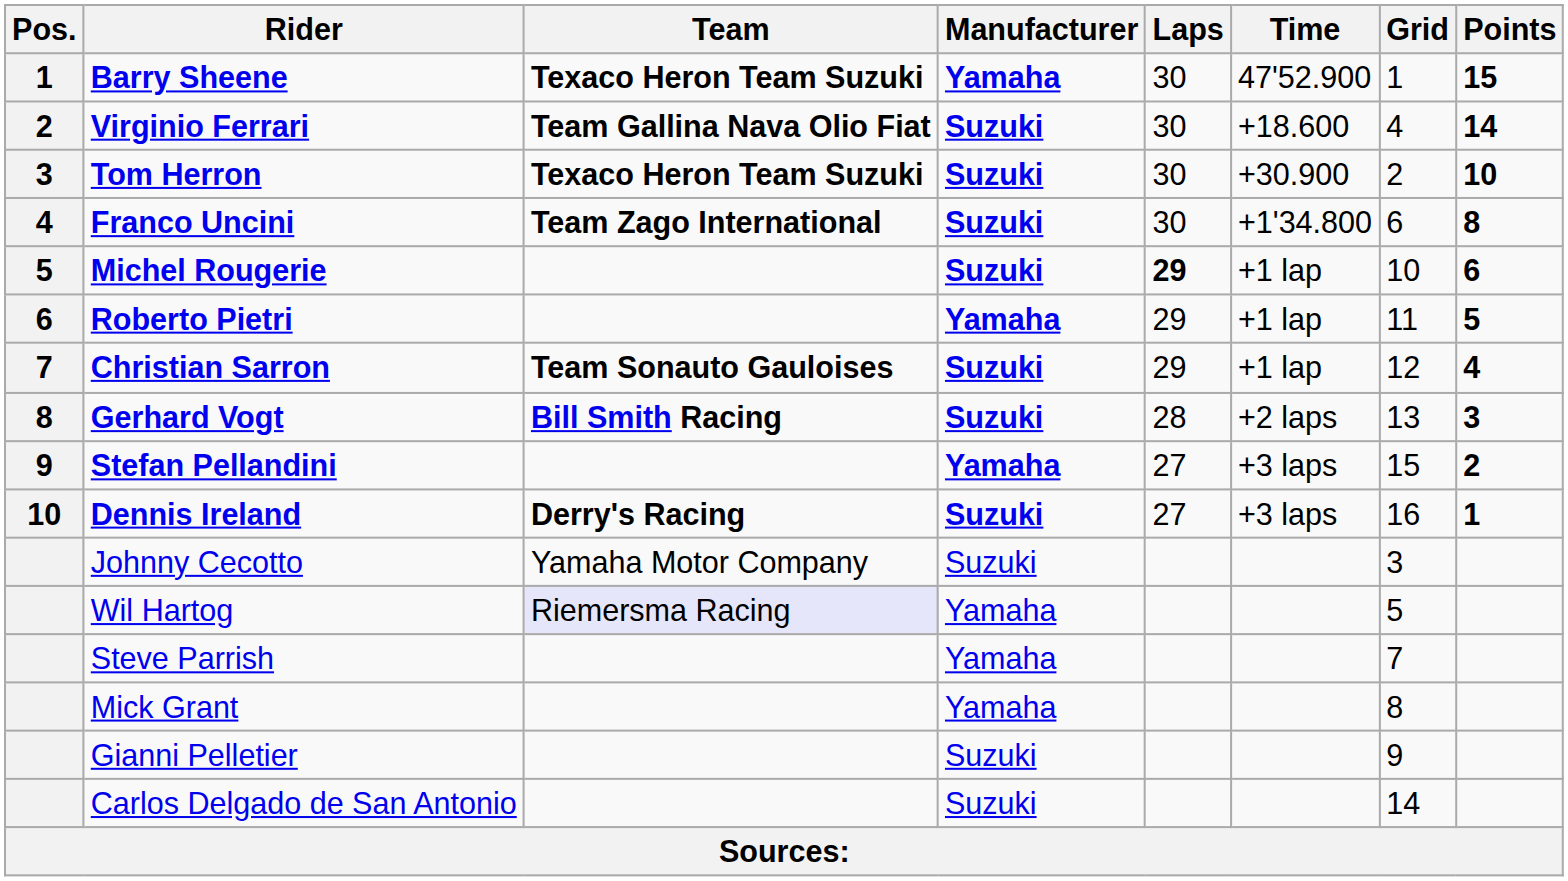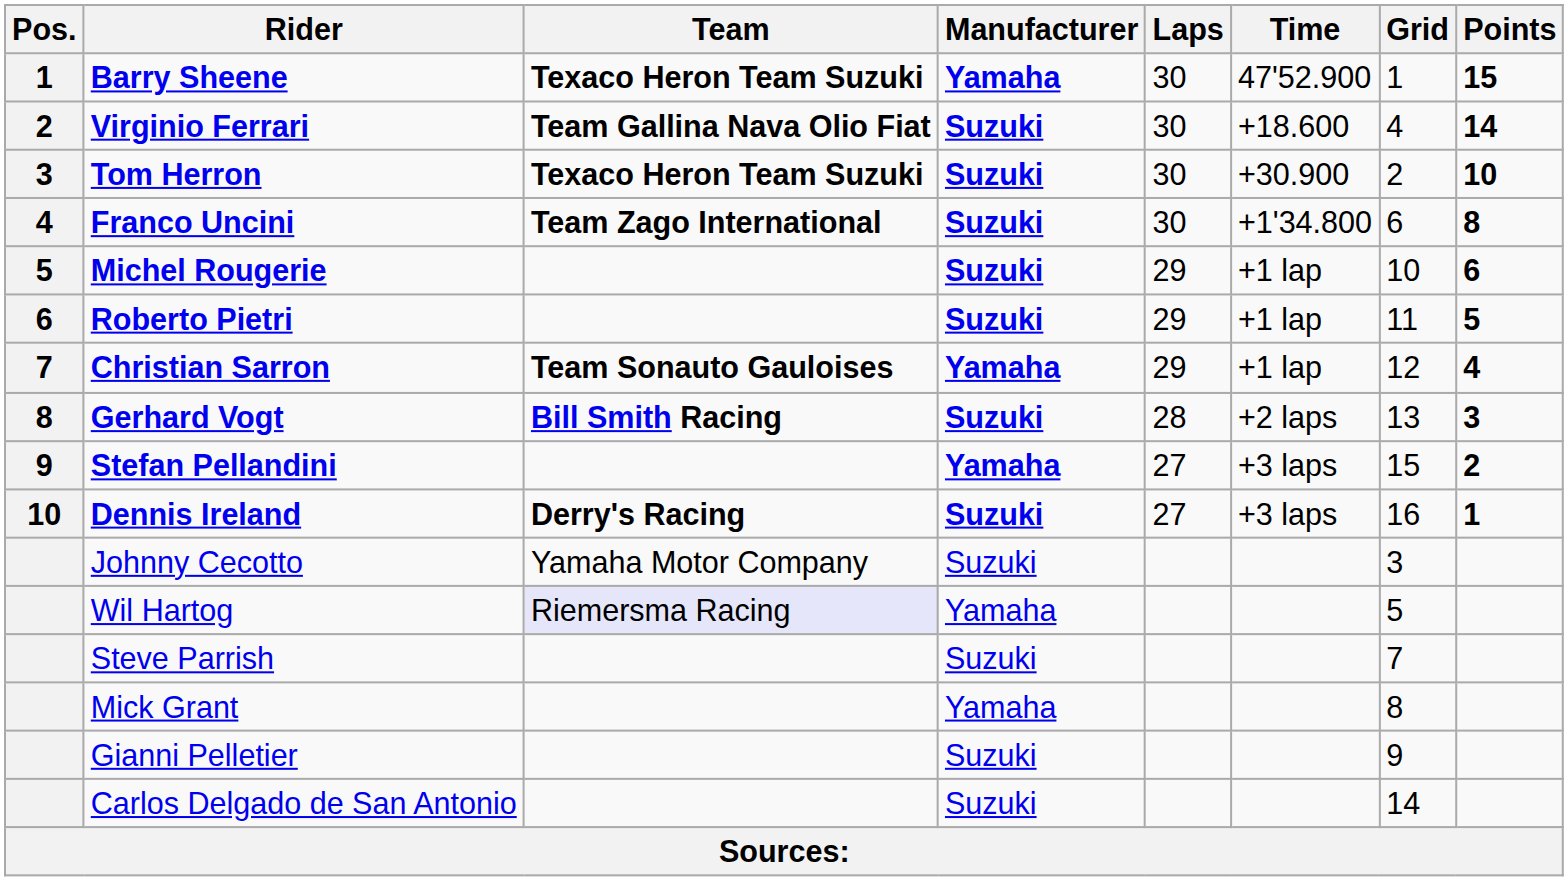(1170, 271) bold -> (1170, 271) normal
(1003, 320) Yamaha -> (994, 320) Suzuki
(994, 368) Suzuki -> (1003, 368) Yamaha
(1001, 658) Yamaha -> (991, 658) Suzuki
